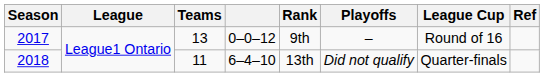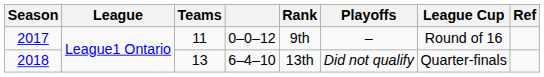(200, 38) 13 -> (200, 38) 11
(200, 60) 11 -> (200, 60) 13
